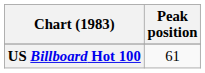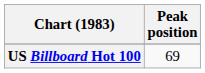(173, 56) 61 -> (173, 56) 69
